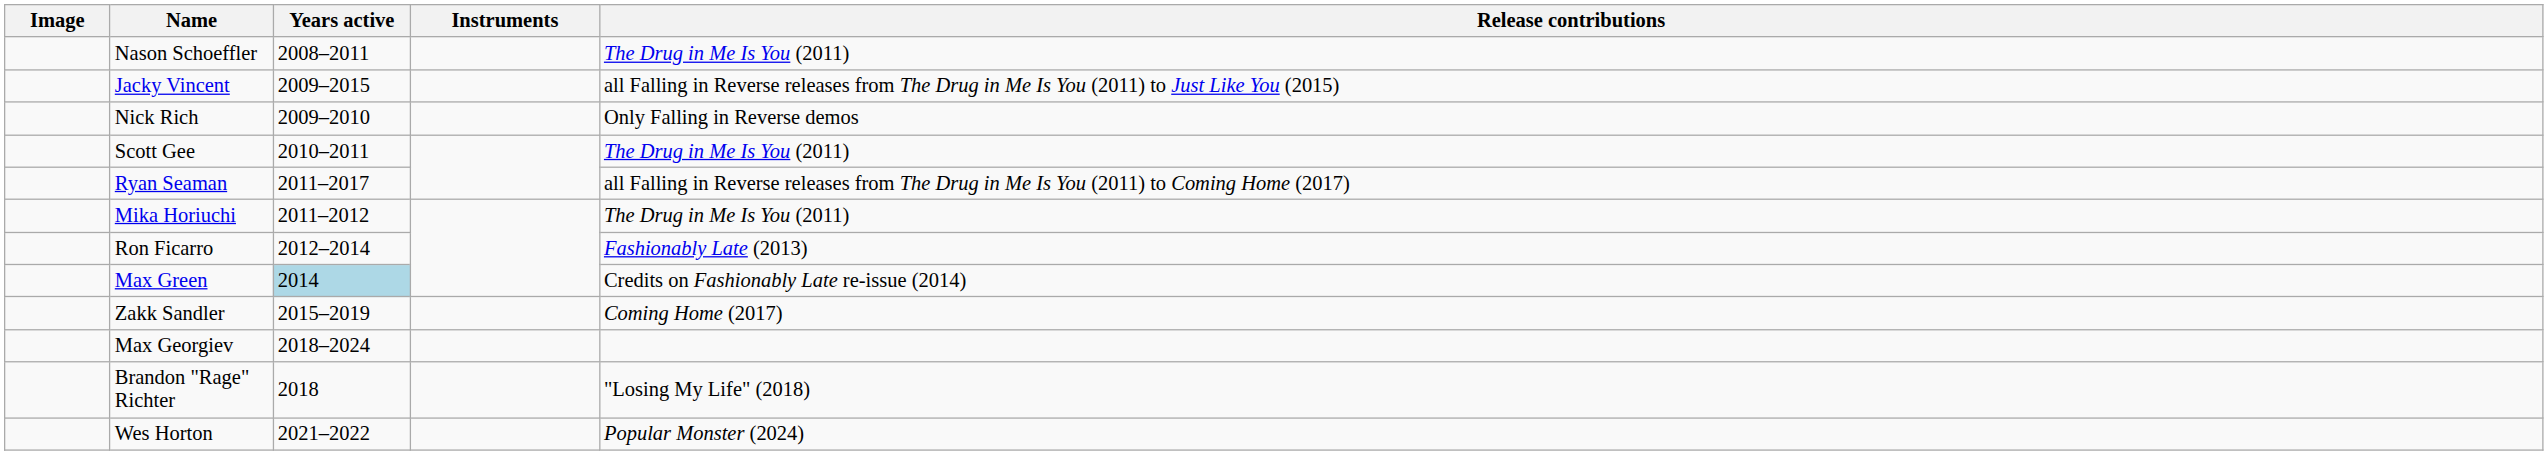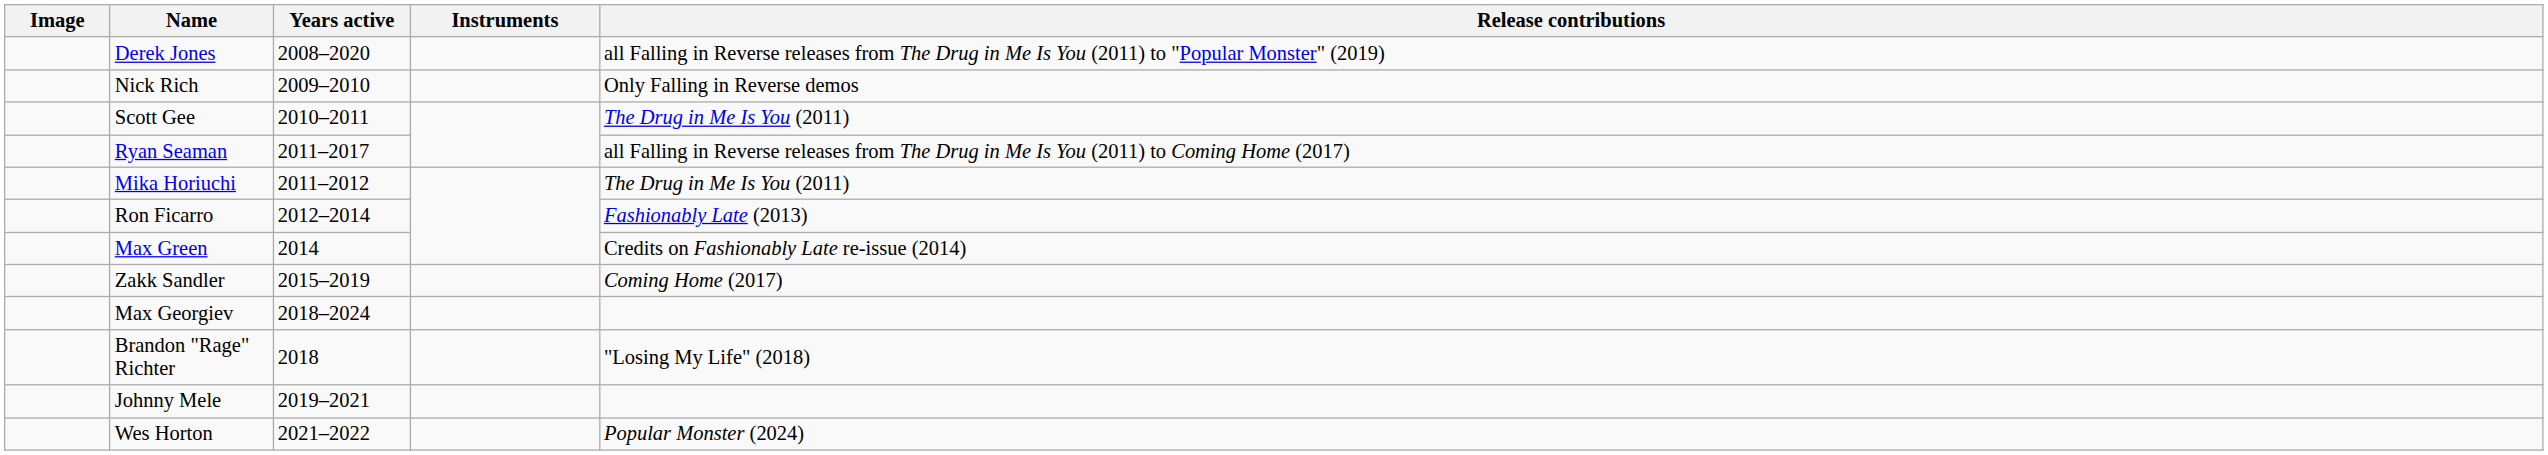+ row: (165, 53)
- row: (186, 53)
- row: (172, 85)
(298, 280) lightblue background -> (298, 248) no background
+ row: (168, 401)
